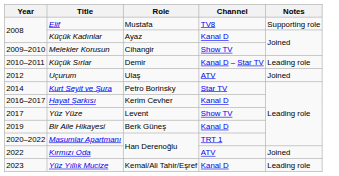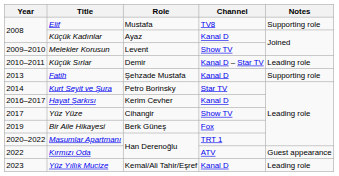(139, 49) Cihangir -> (137, 49) Levent
- row: (63, 75)
+ row: (58, 75)
(137, 113) Levent -> (139, 113) Cihangir
(215, 126) Kanal D -> (207, 126) Fox
(279, 152) Joined -> (299, 152) Guest appearance
